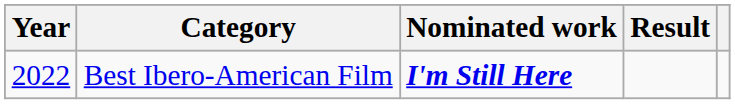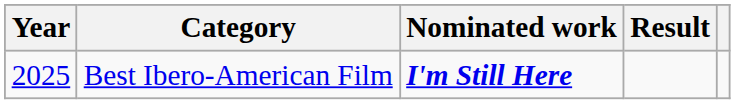(41, 74) 2022 -> (41, 74) 2025
